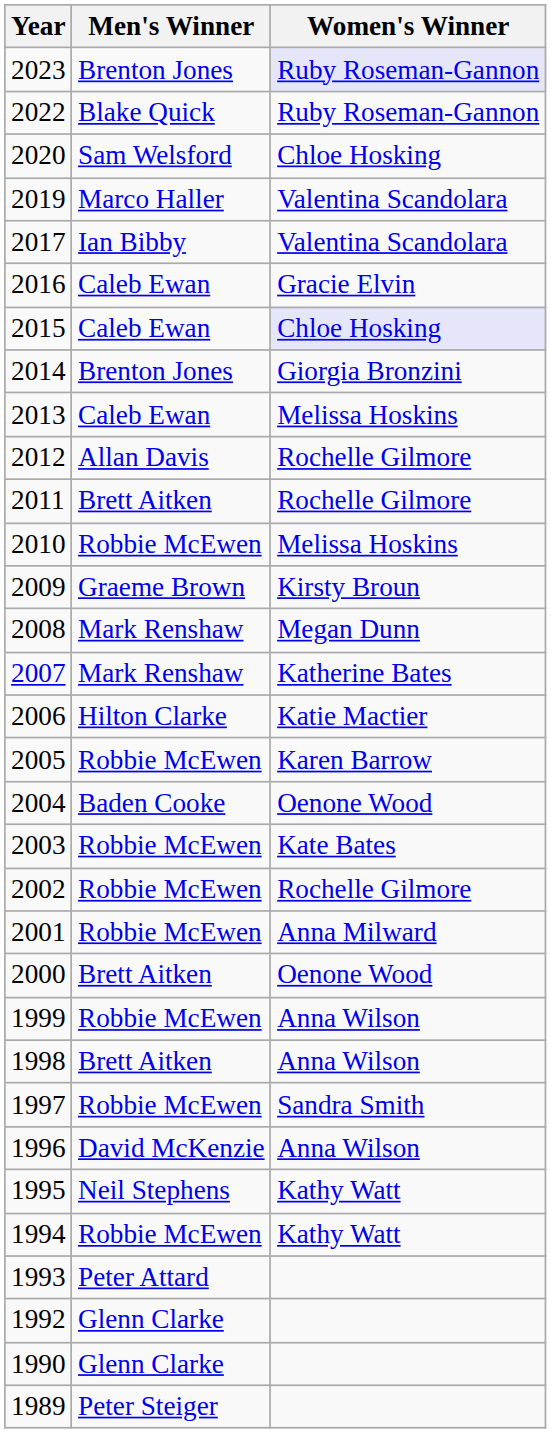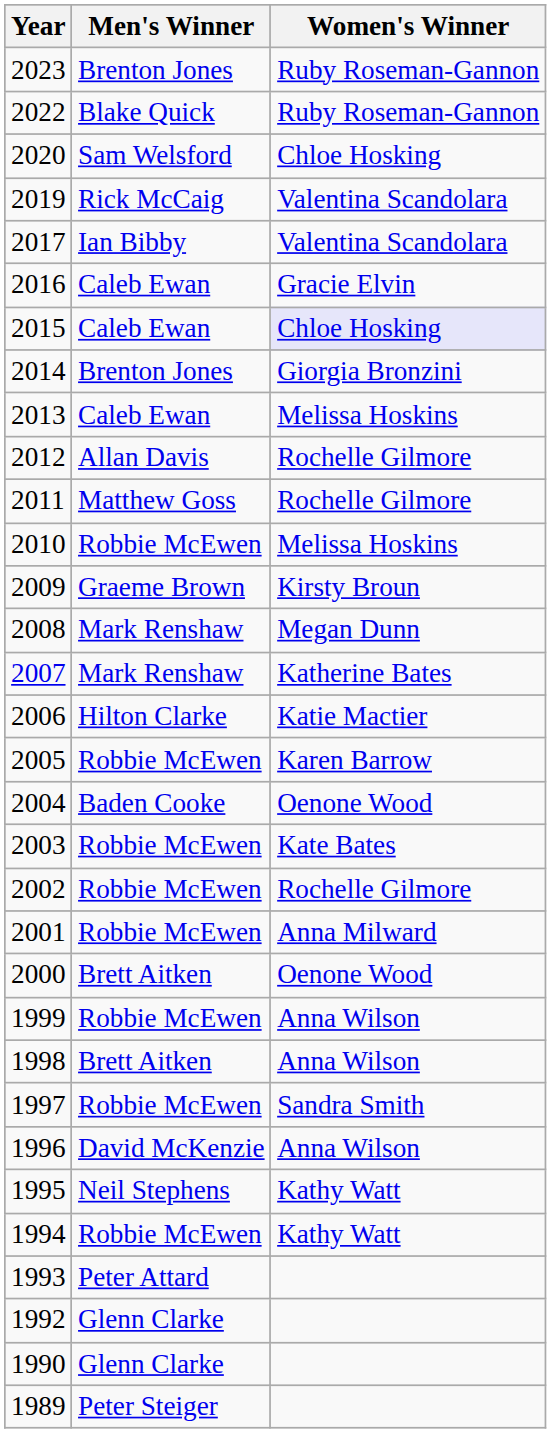(408, 69) lavender background -> (408, 69) no background
(151, 198) Marco Haller -> (151, 198) Rick McCaig
(145, 500) Brett Aitken -> (157, 500) Matthew Goss
